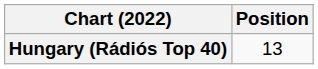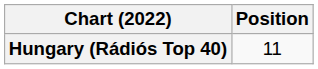(272, 48) 13 -> (272, 48) 11
